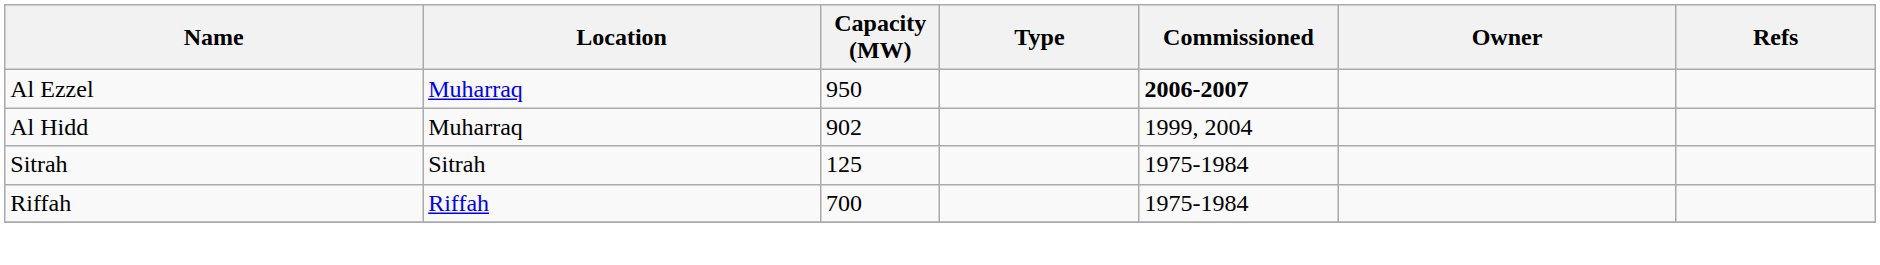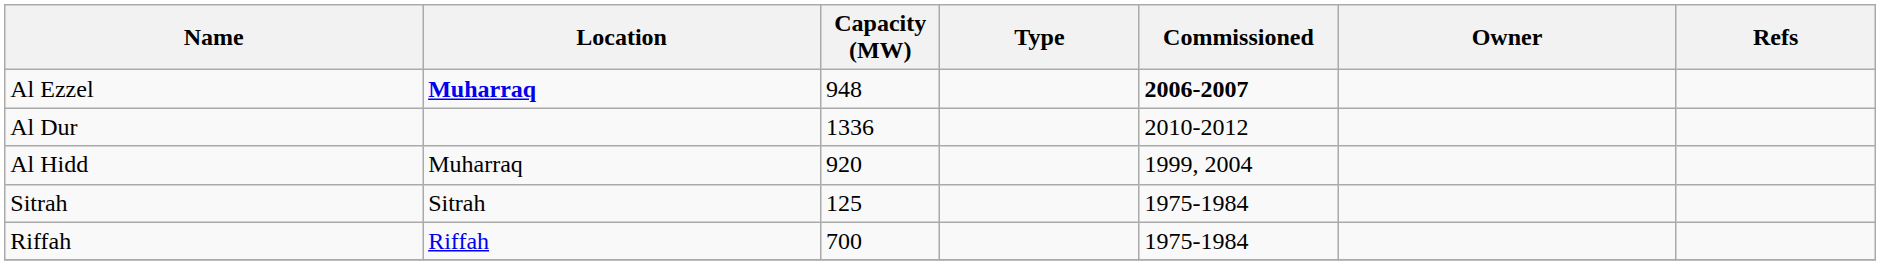(475, 88) normal -> (482, 88) bold
(844, 88) 950 -> (844, 88) 948
+ row: (44, 126)
(844, 126) 902 -> (844, 164) 920
